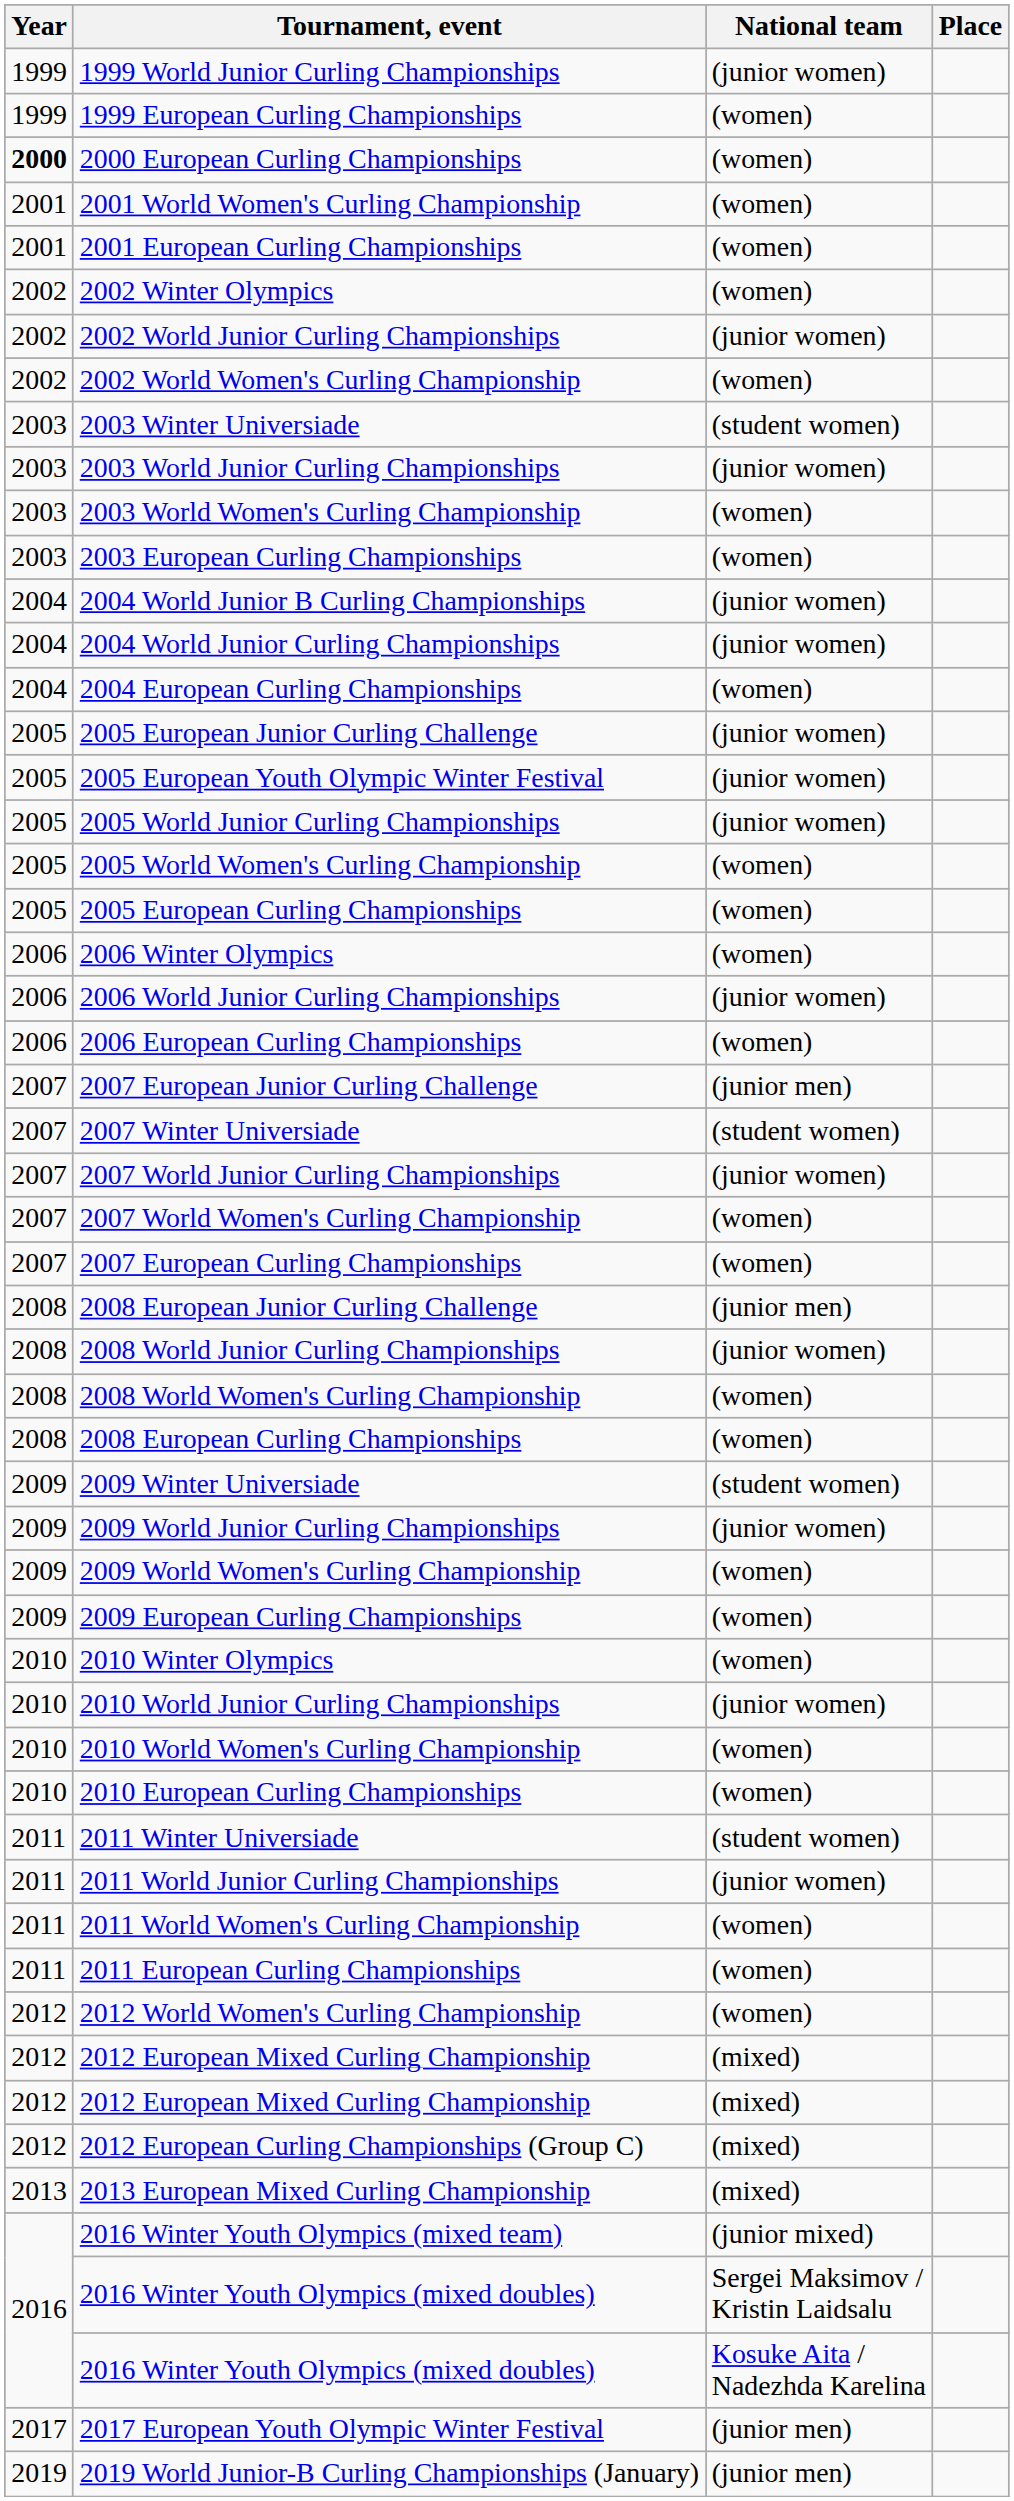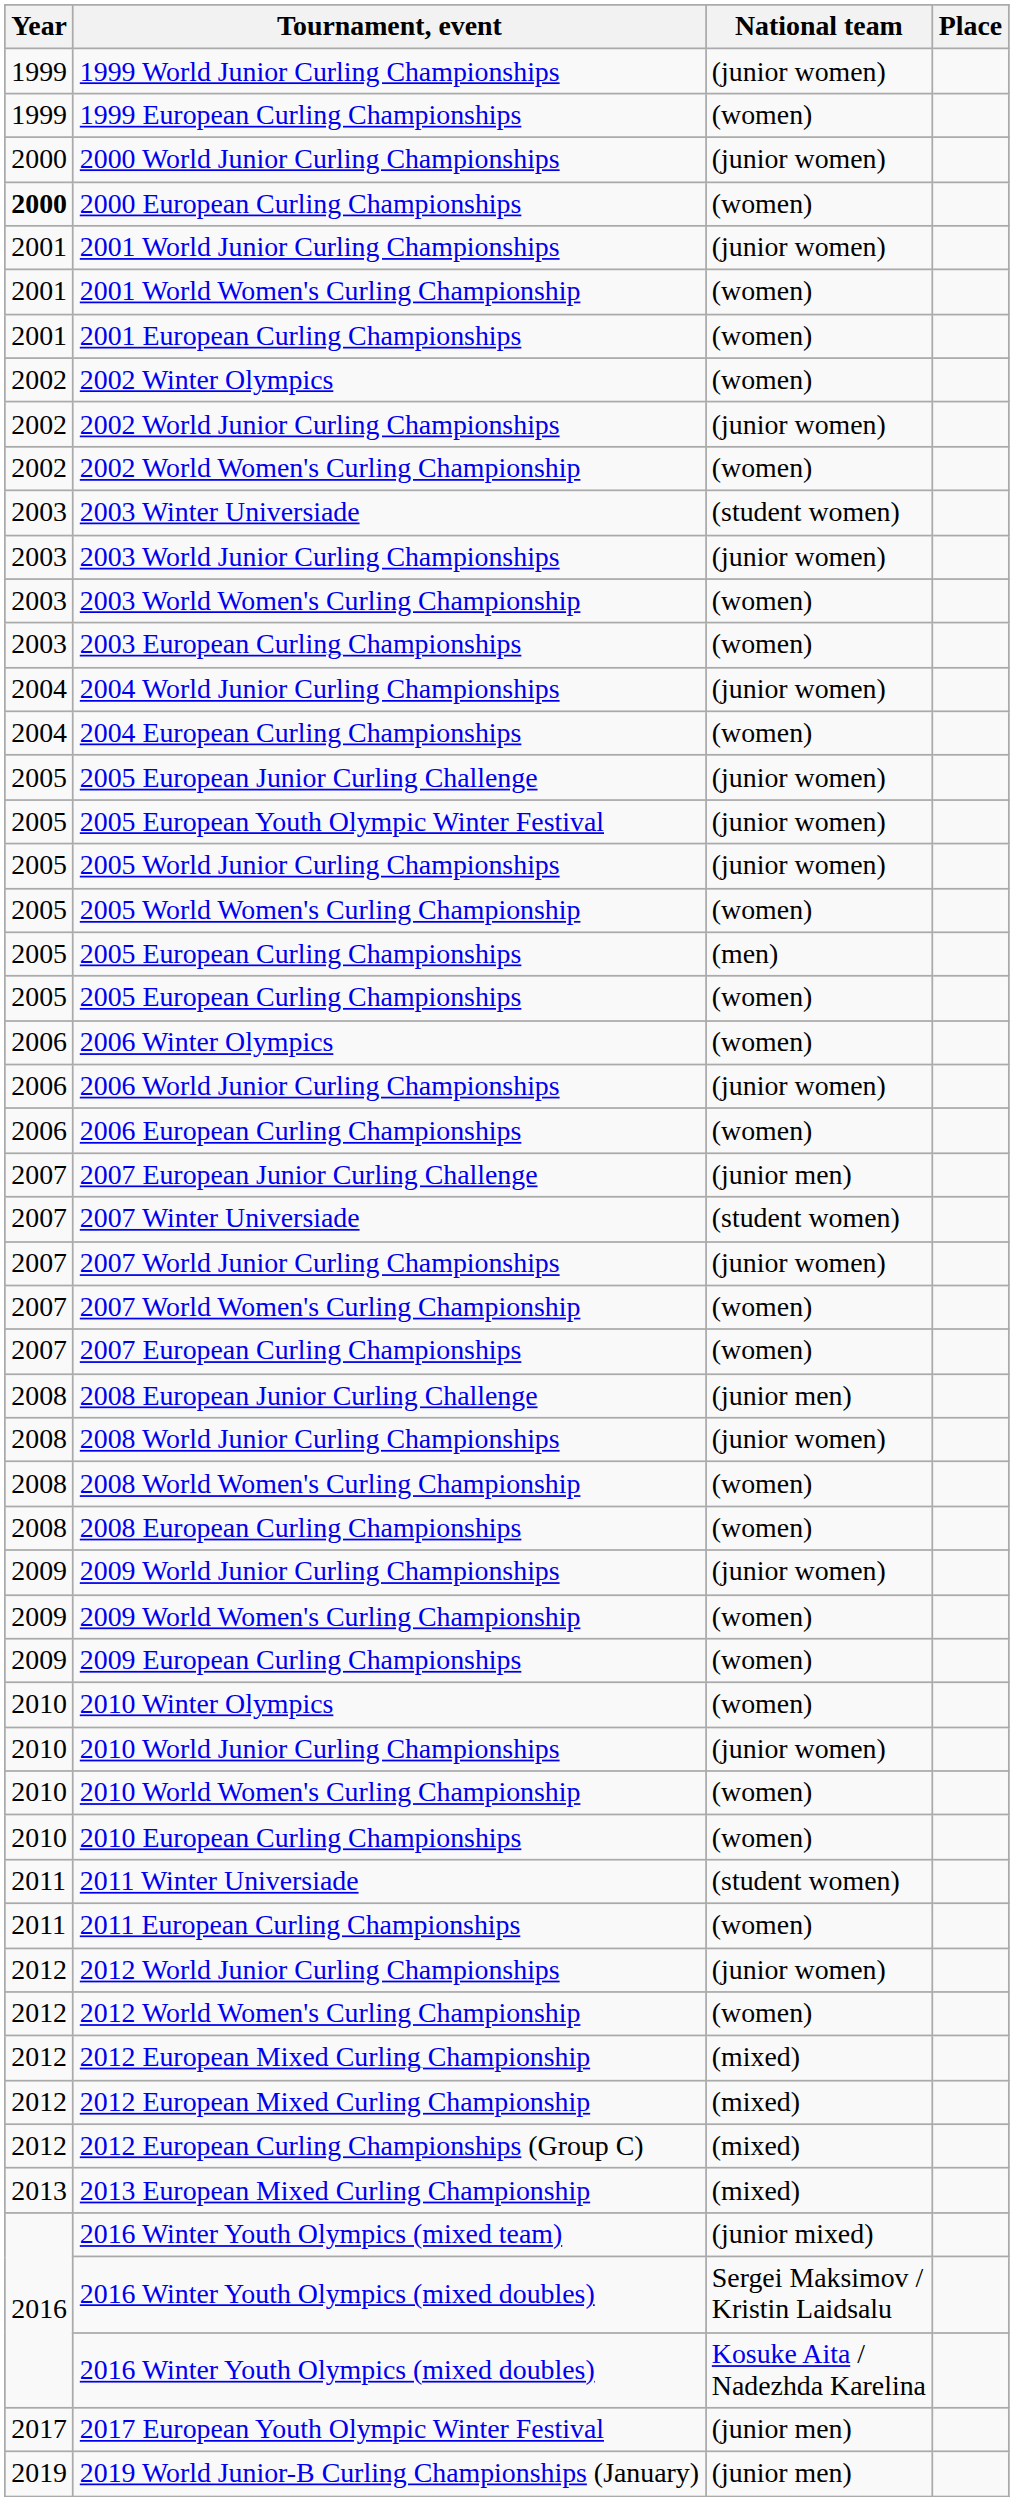+ row: (320, 159)
+ row: (320, 247)
- row: (332, 600)
+ row: (301, 953)
- row: (220, 1483)
- row: (319, 1880)
- row: (330, 1925)
+ row: (320, 1969)
